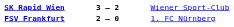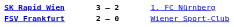(190, 7) Wiener Sport-Club -> (183, 7) 1. FC Nürnberg
(183, 18) 1. FC Nürnberg -> (190, 18) Wiener Sport-Club
